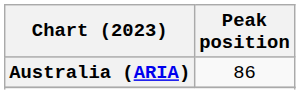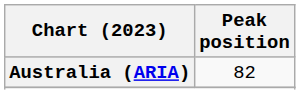(244, 73) 86 -> (244, 73) 82
